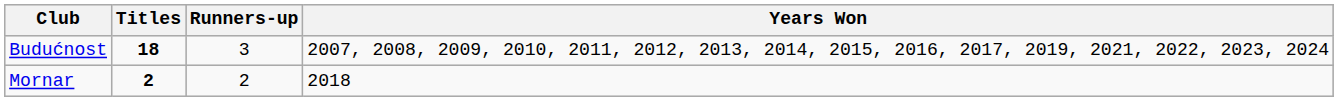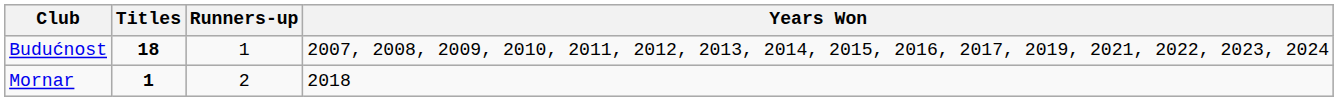(244, 50) 3 -> (244, 50) 1
(148, 81) 2 -> (148, 81) 1
